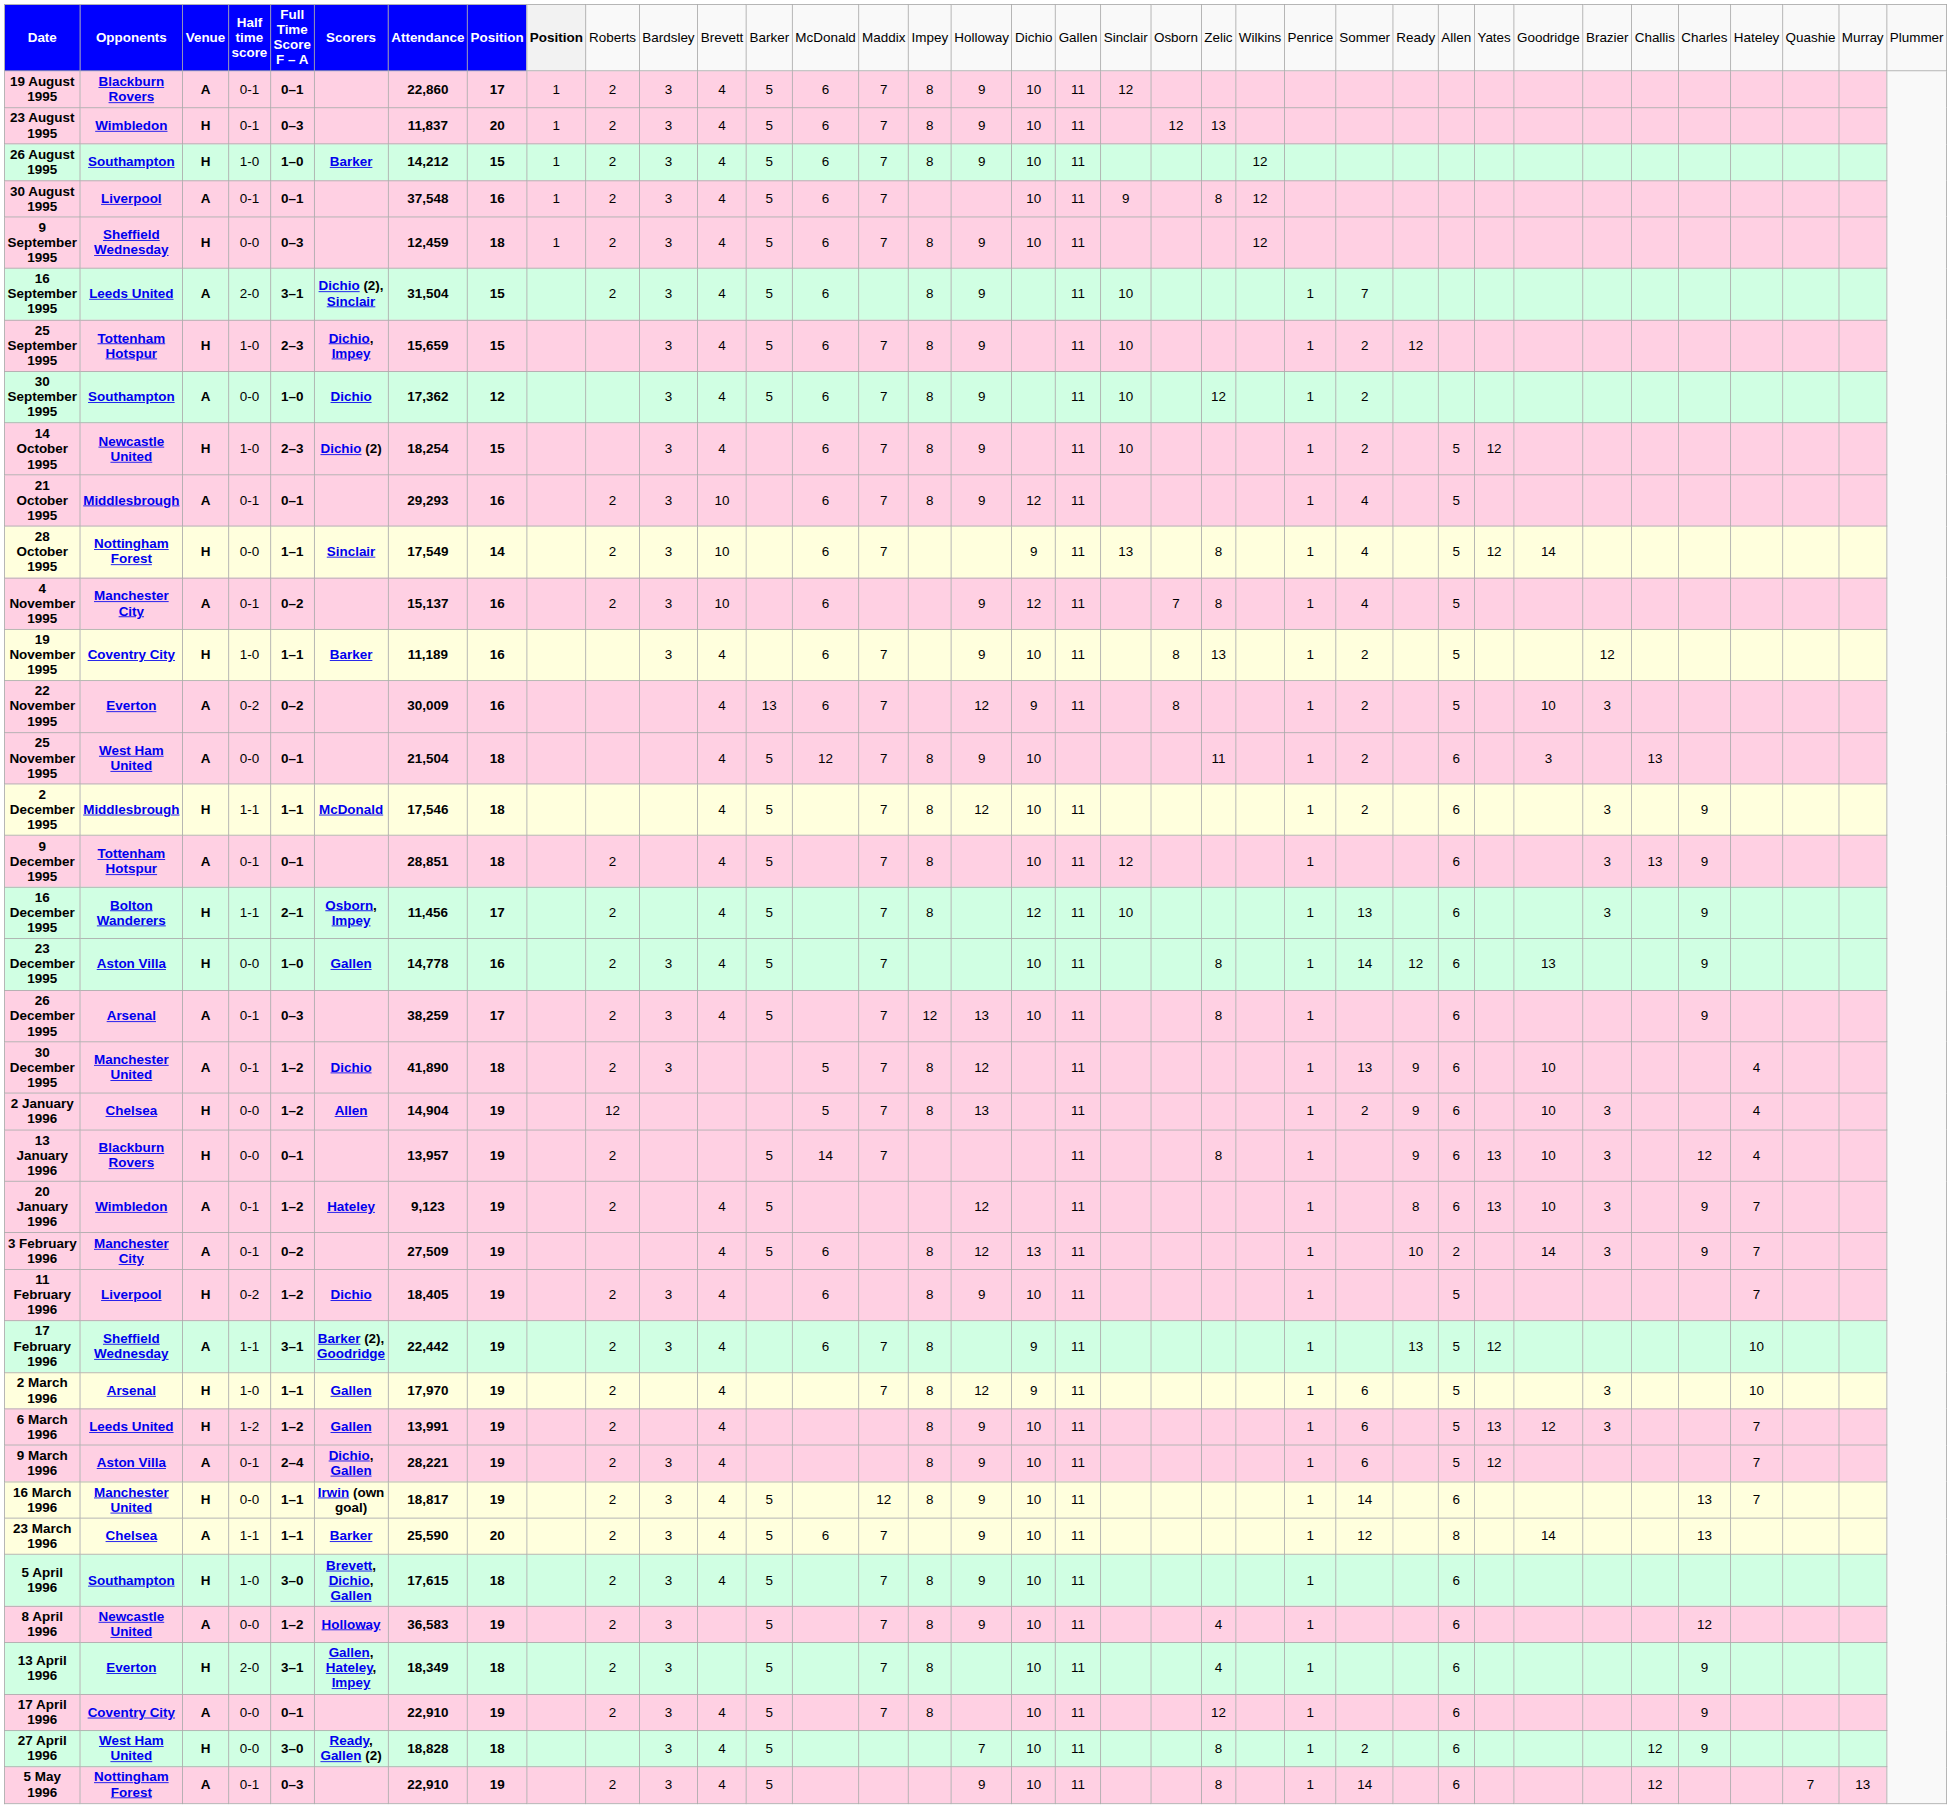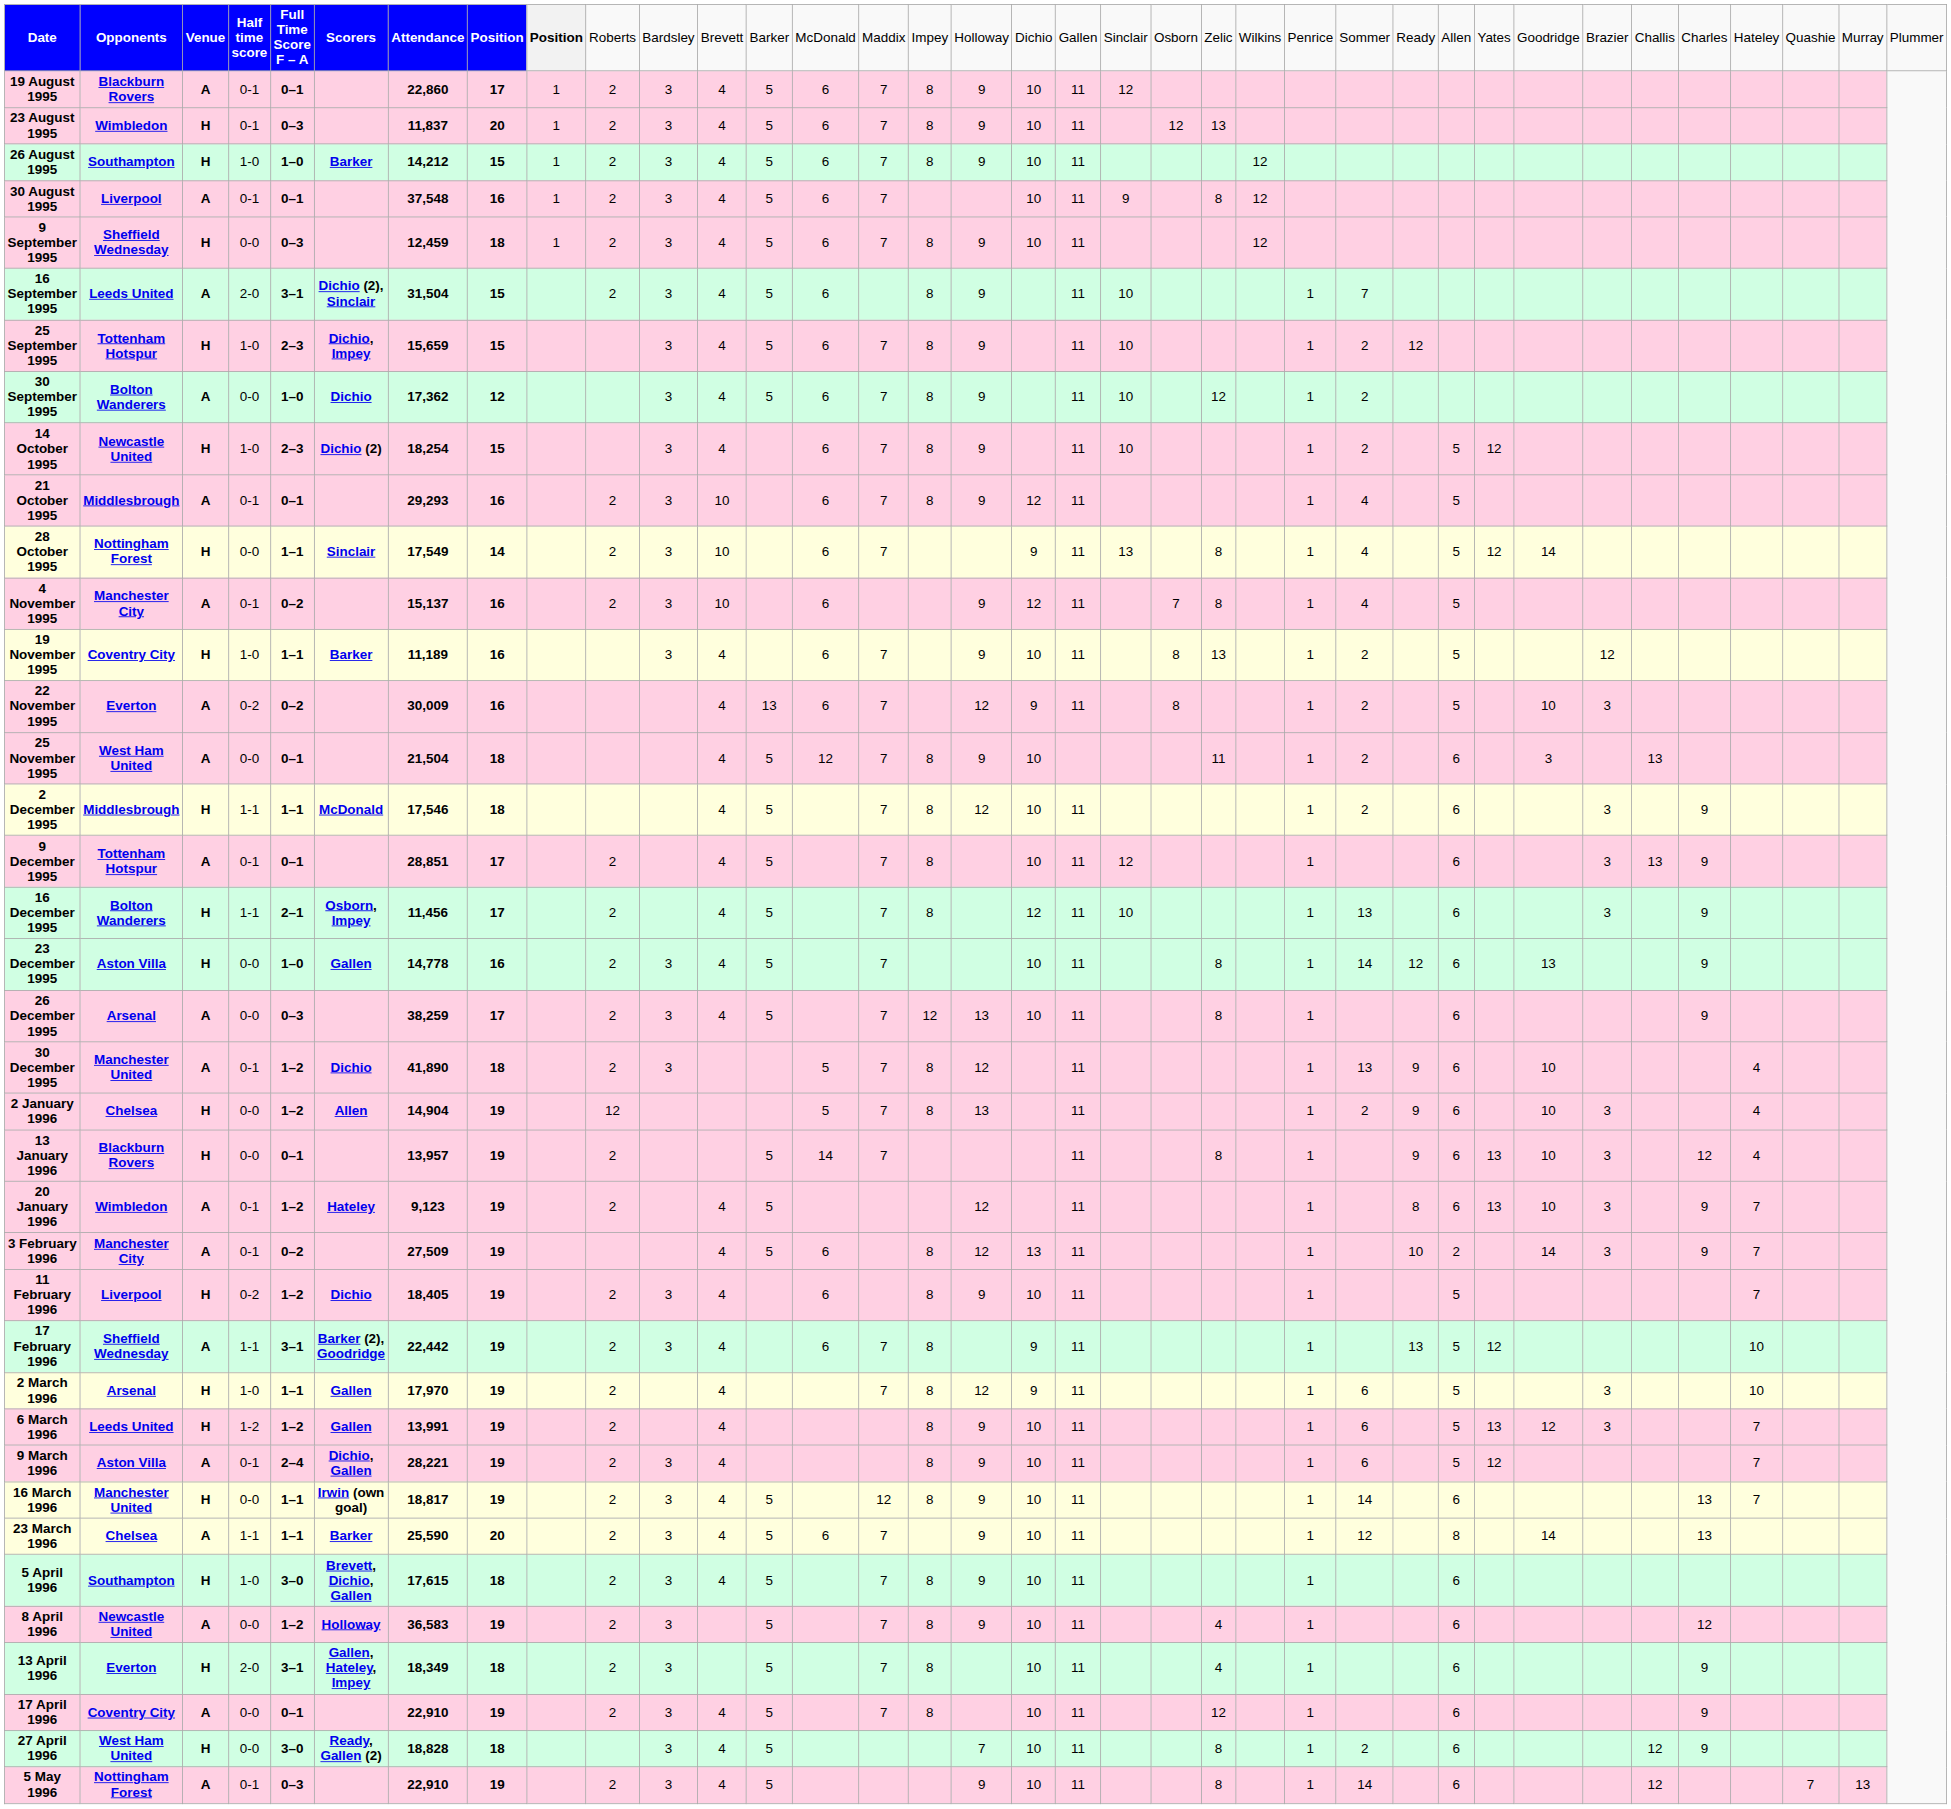(131, 397) Southampton -> (131, 397) Bolton Wanderers
(497, 861) 18 -> (497, 861) 17
(249, 1016) 0-1 -> (249, 1016) 0-0
